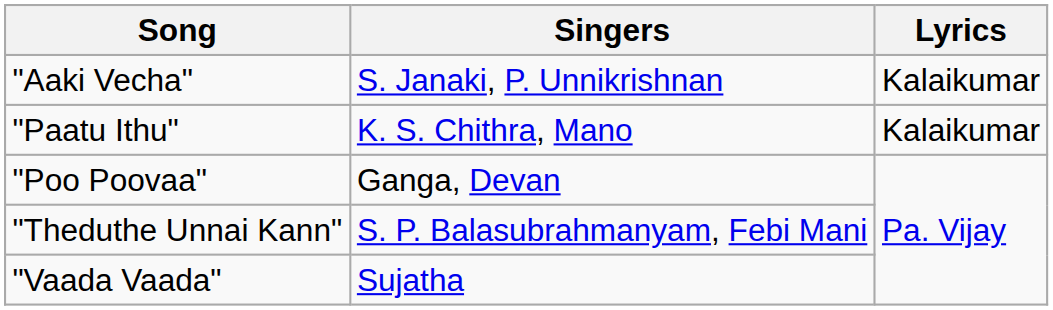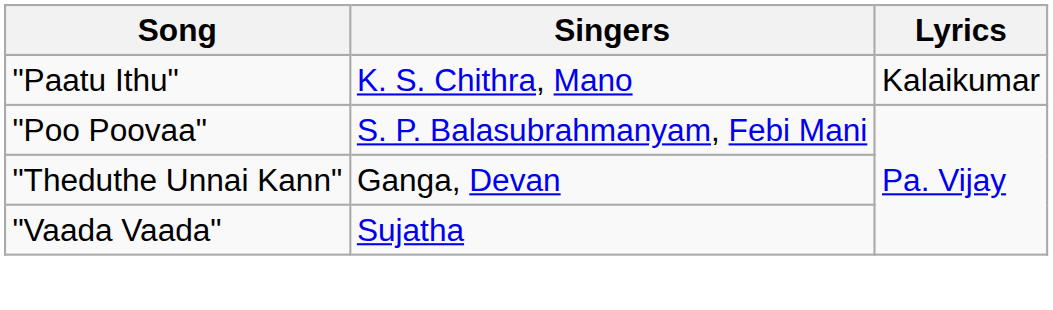- row: (103, 80)
(459, 180) Ganga, Devan -> (612, 130) S. P. Balasubrahmanyam, Febi Mani
(612, 230) S. P. Balasubrahmanyam, Febi Mani -> (459, 180) Ganga, Devan
